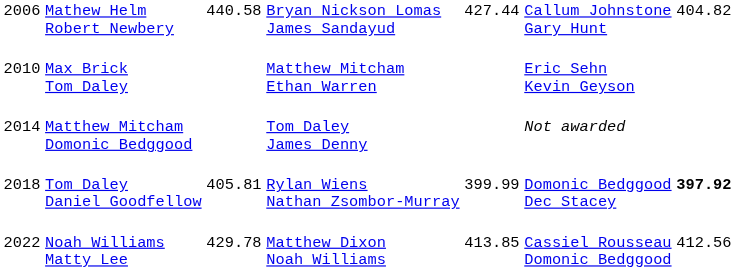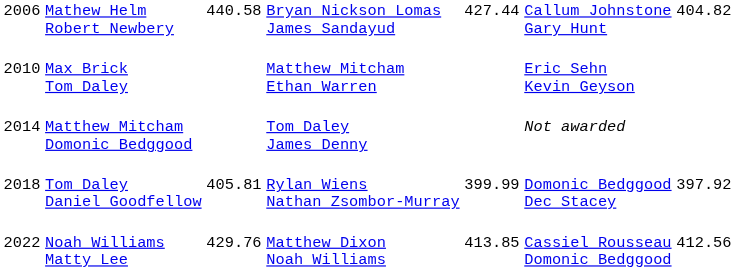(704, 185) bold -> (704, 185) normal
(234, 242) 429.78 -> (234, 242) 429.76
